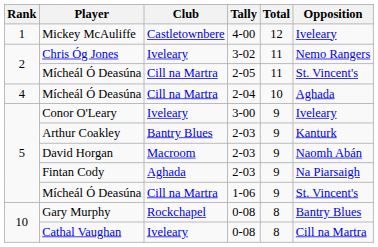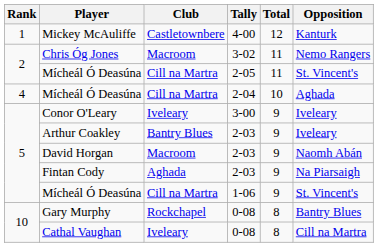(316, 34) Iveleary -> (316, 34) Kanturk
(167, 53) Iveleary -> (171, 53) Macroom
(316, 133) Kanturk -> (316, 133) Iveleary
